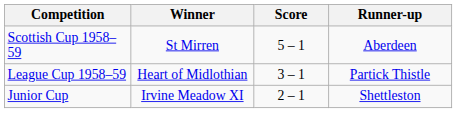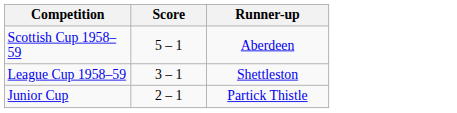- column: (192, 15)
(390, 74) Partick Thistle -> (268, 74) Shettleston
(390, 96) Shettleston -> (268, 96) Partick Thistle
